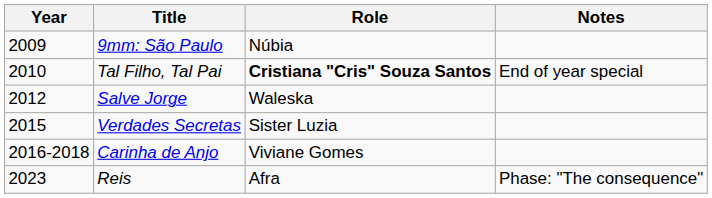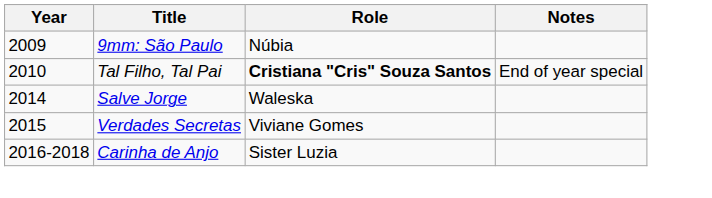(27, 98) 2012 -> (27, 98) 2014
(293, 125) Sister Luzia -> (306, 125) Viviane Gomes
(306, 152) Viviane Gomes -> (293, 152) Sister Luzia
- row: (114, 179)
